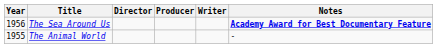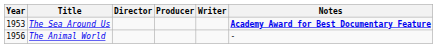(16, 24) 1956 -> (16, 24) 1953
(16, 37) 1955 -> (16, 37) 1956
